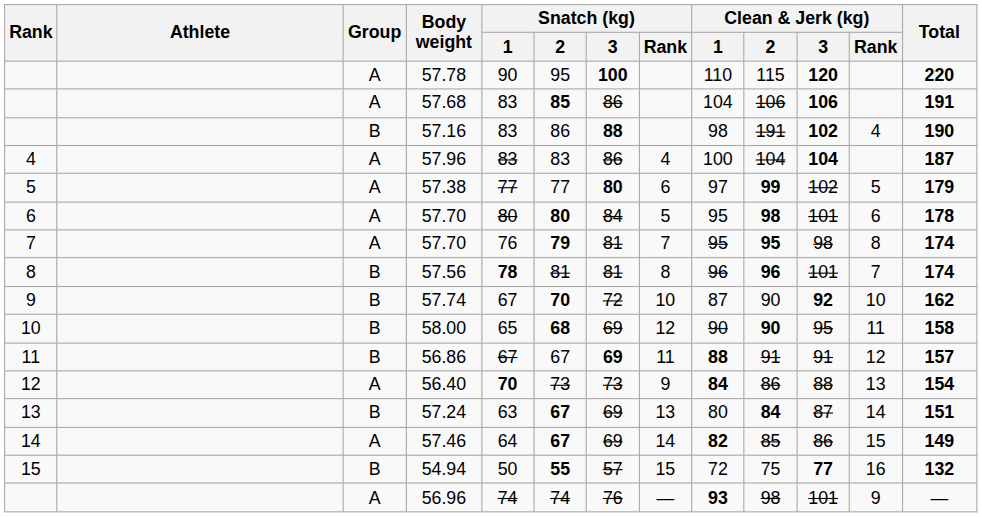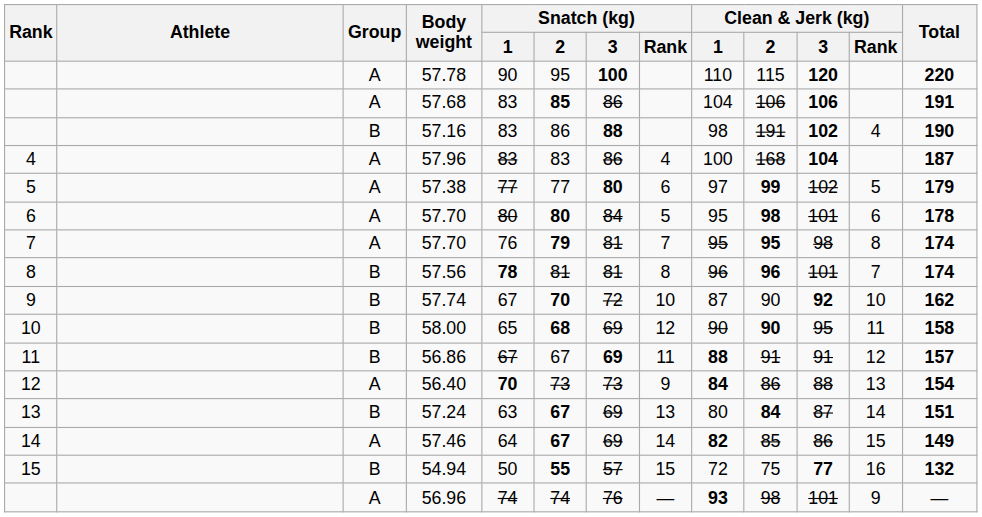(771, 159) 104 -> (771, 159) 168
